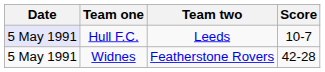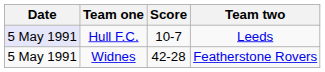columns swapped: (212, 15) <-> (299, 15)
